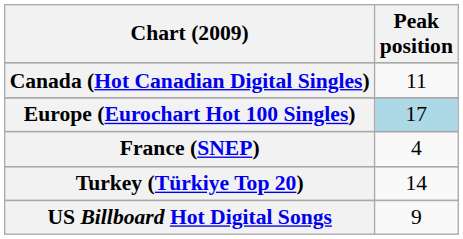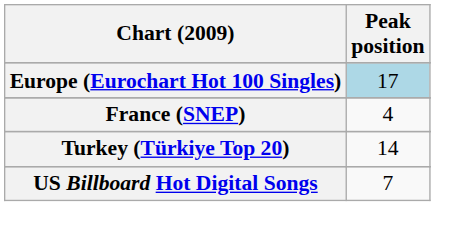- row: (190, 80)
(416, 217) 9 -> (388, 182) 7
